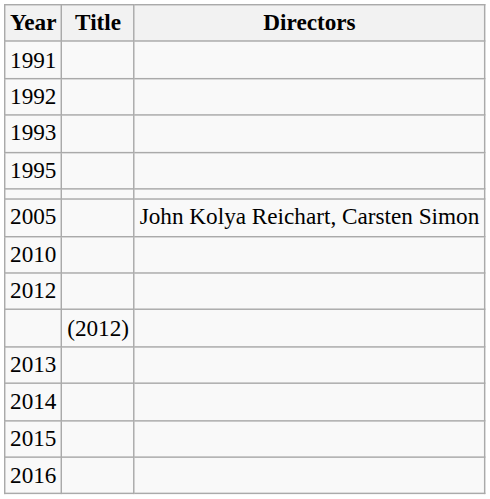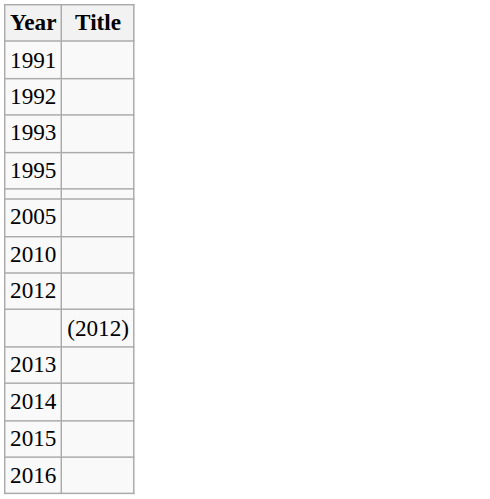- column: (309, 22)
